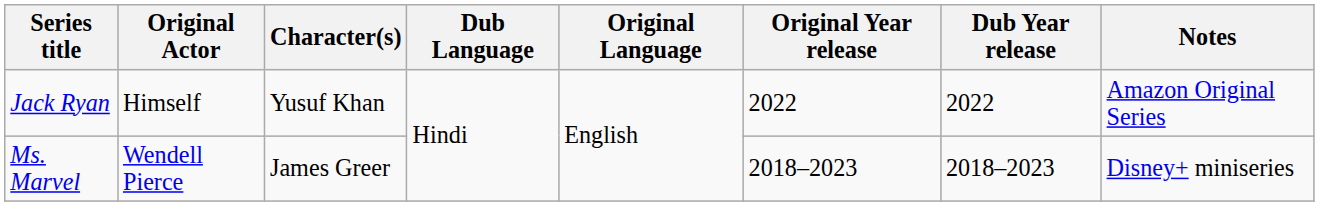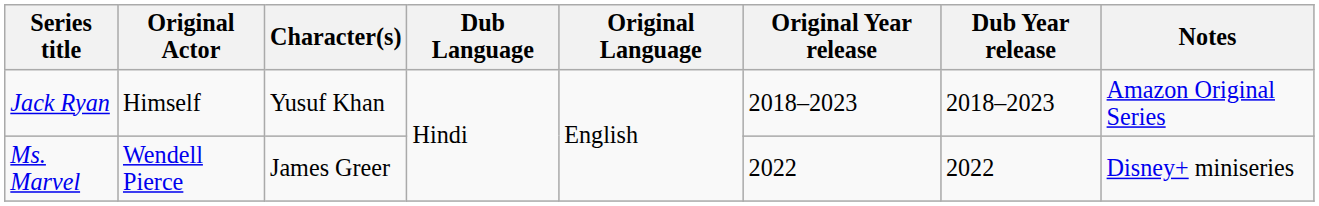(773, 102) 2022 -> (803, 102) 2018–2023
(970, 102) 2022 -> (1000, 102) 2018–2023
(803, 168) 2018–2023 -> (773, 168) 2022
(1000, 168) 2018–2023 -> (970, 168) 2022
